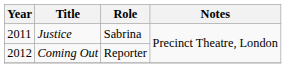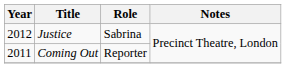(19, 33) 2011 -> (20, 33) 2012
(20, 53) 2012 -> (19, 53) 2011
